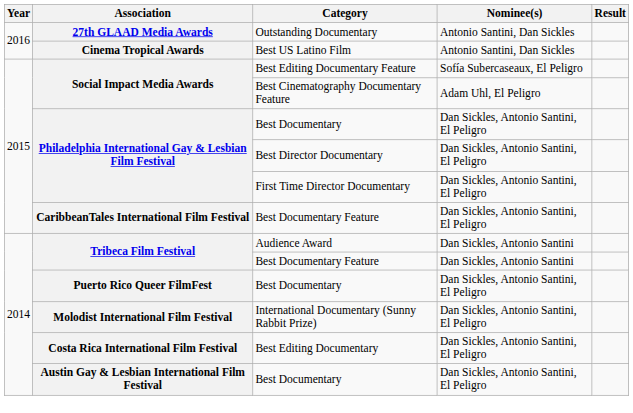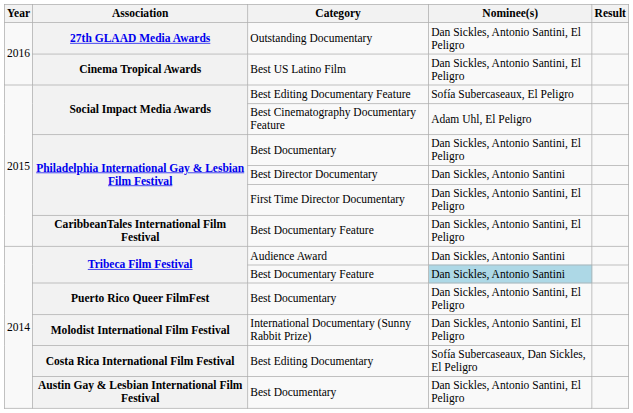(507, 31) Antonio Santini, Dan Sickles -> (506, 38) Dan Sickles, Antonio Santini, El Peligro
(507, 50) Antonio Santini, Dan Sickles -> (506, 69) Dan Sickles, Antonio Santini, El Peligro
(508, 155) Dan Sickles, Antonio Santini, El Peligro -> (498, 175) Dan Sickles, Antonio Santini
(507, 261) no background -> (498, 274) lightblue background
(508, 348) Dan Sickles, Antonio Santini, El Peligro -> (508, 361) Sofía Subercaseaux, Dan Sickles, El Peligro
